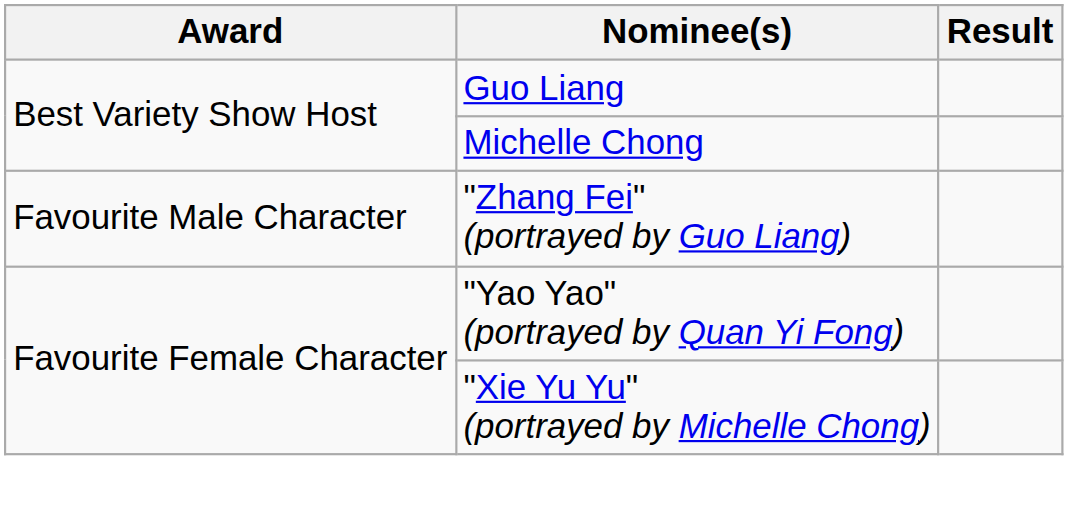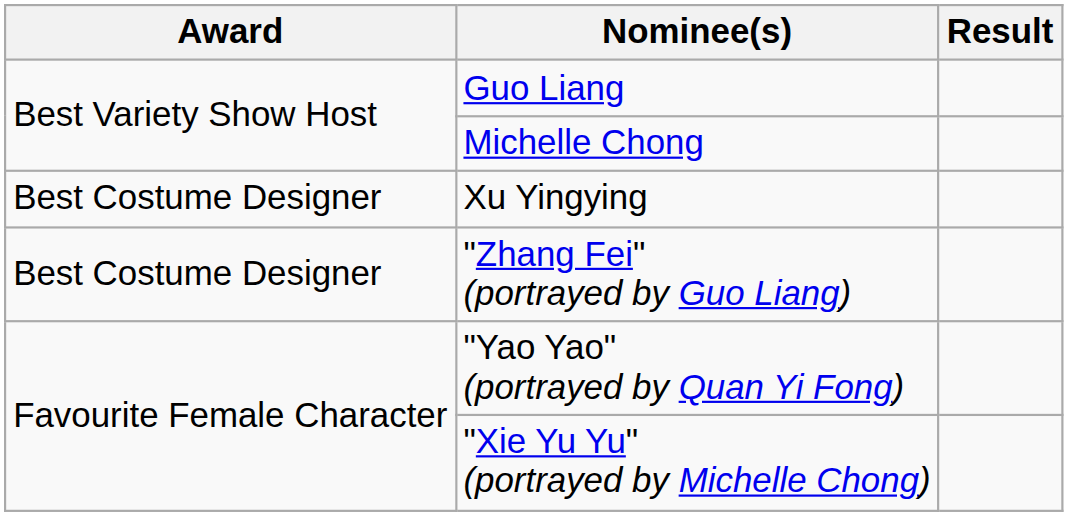+ row: (556, 198)
(210, 217) Favourite Male Character -> (197, 273) Best Costume Designer
